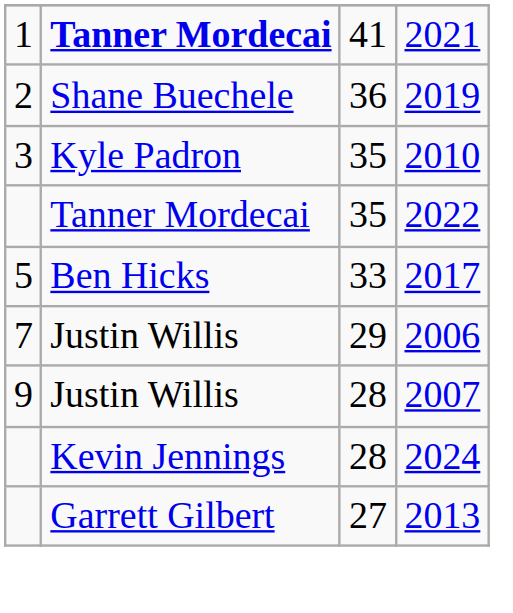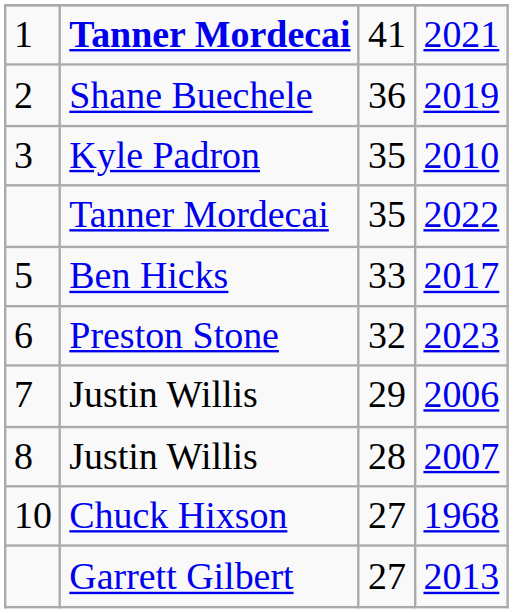+ row: (461, 335)
(23, 395) 9 -> (23, 455) 8
- row: (442, 455)
+ row: (461, 515)
